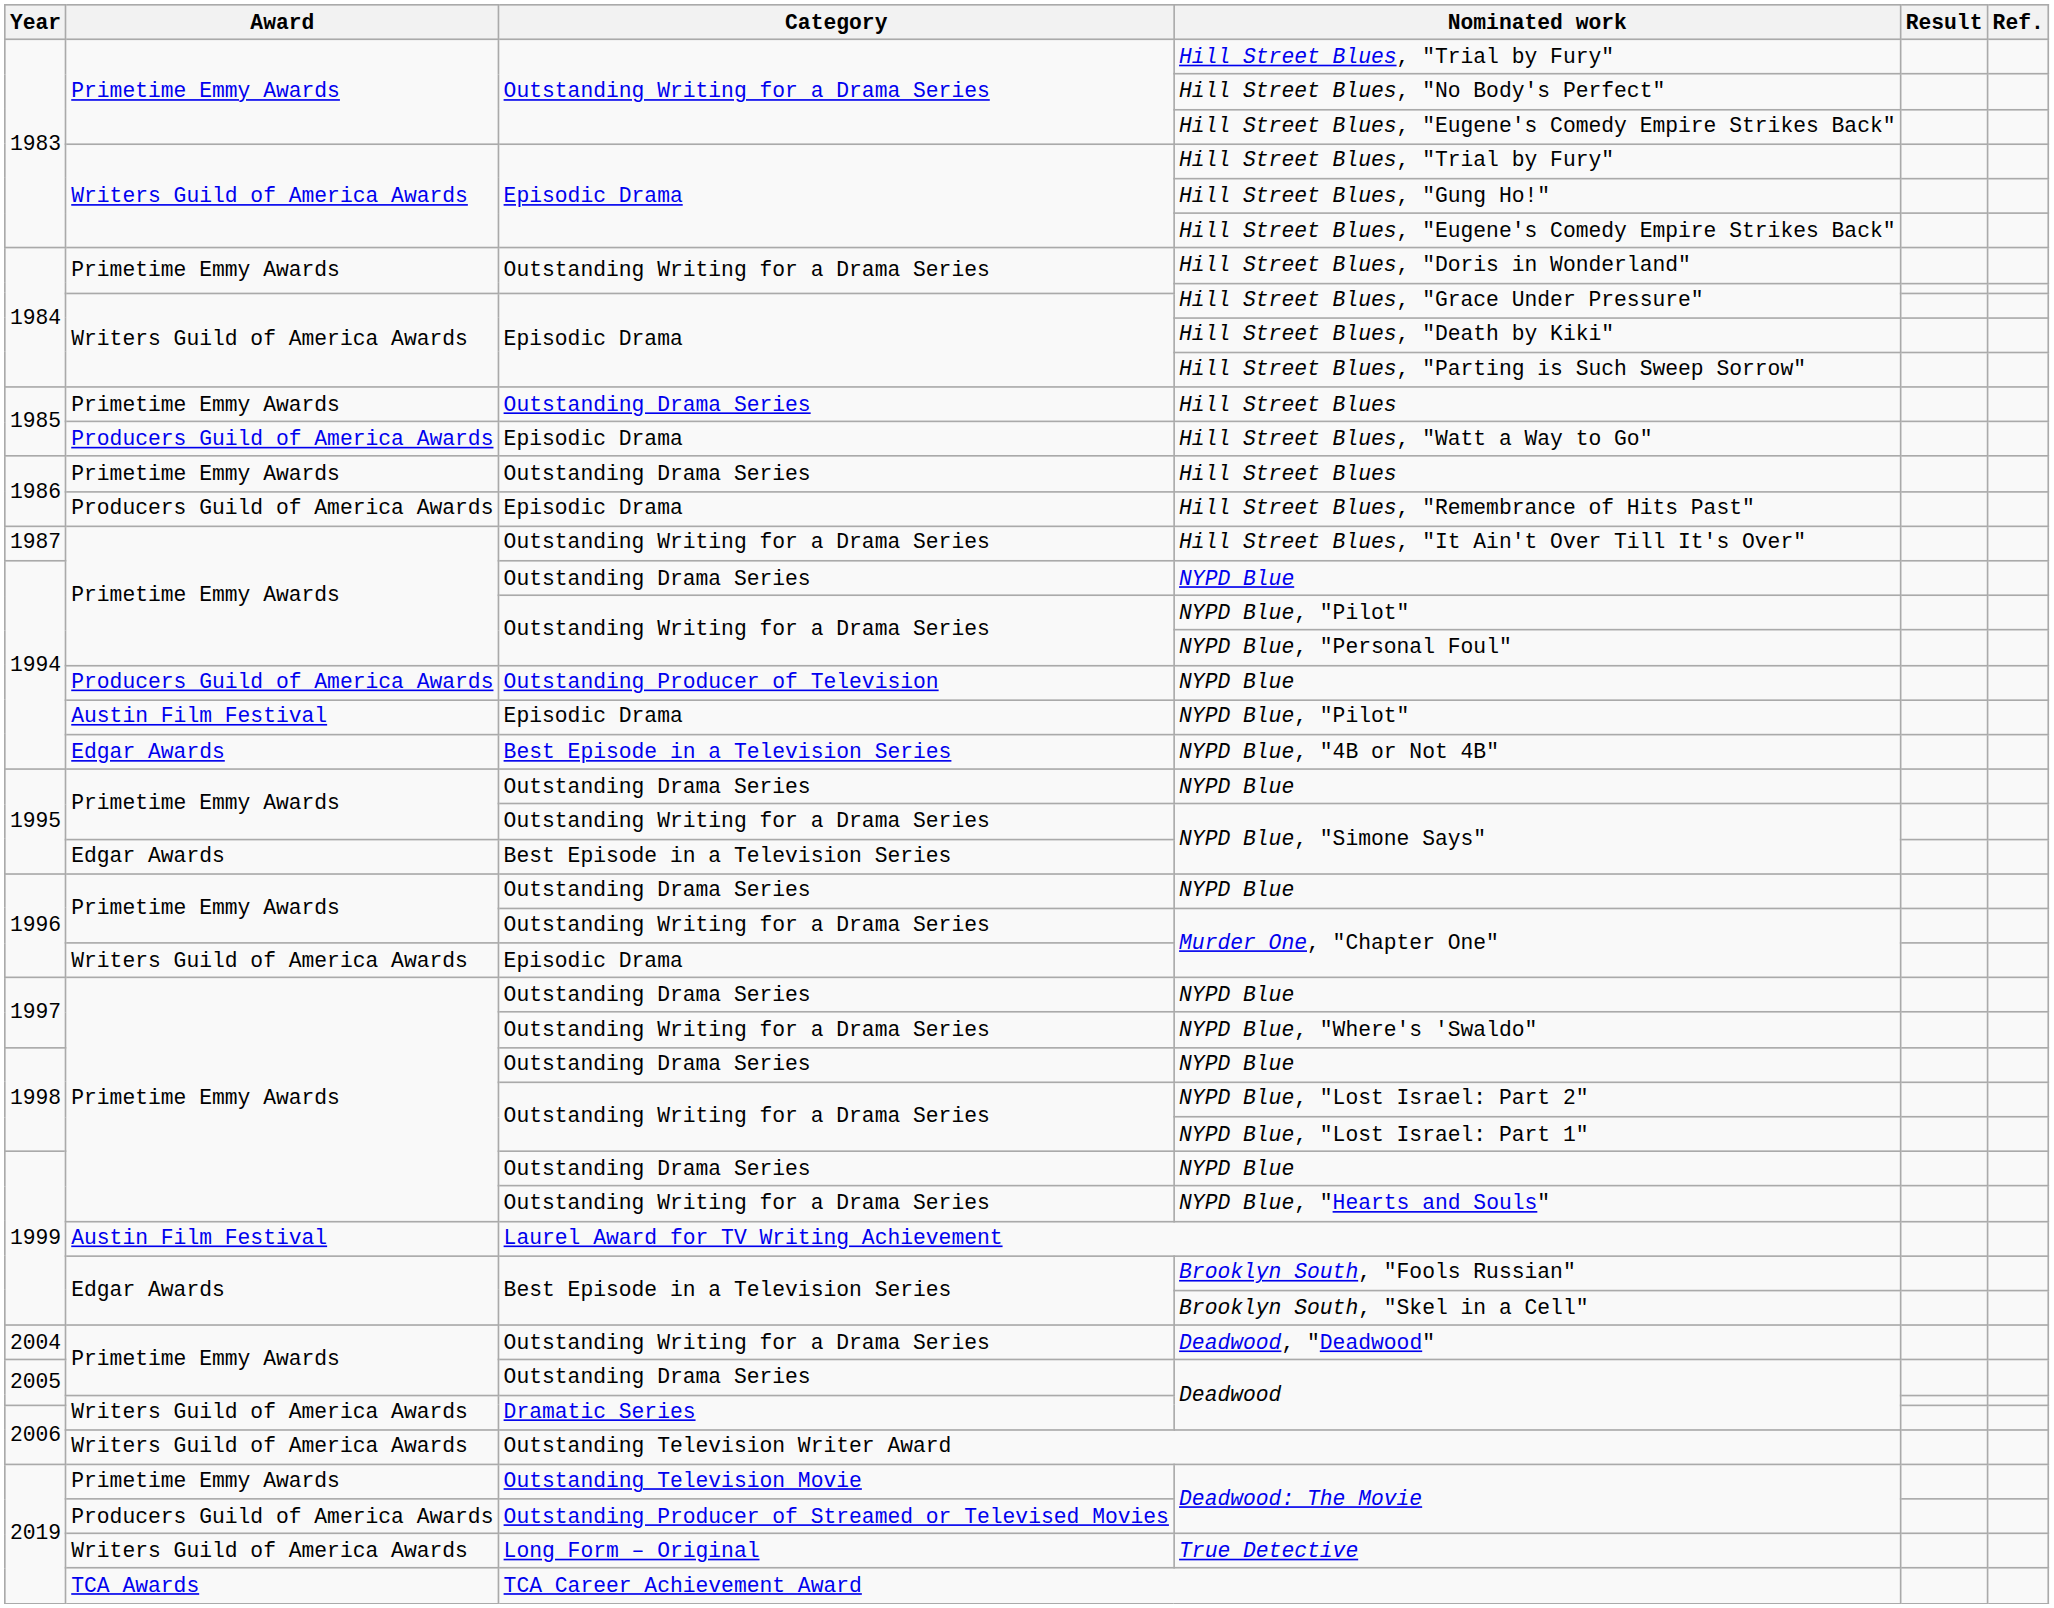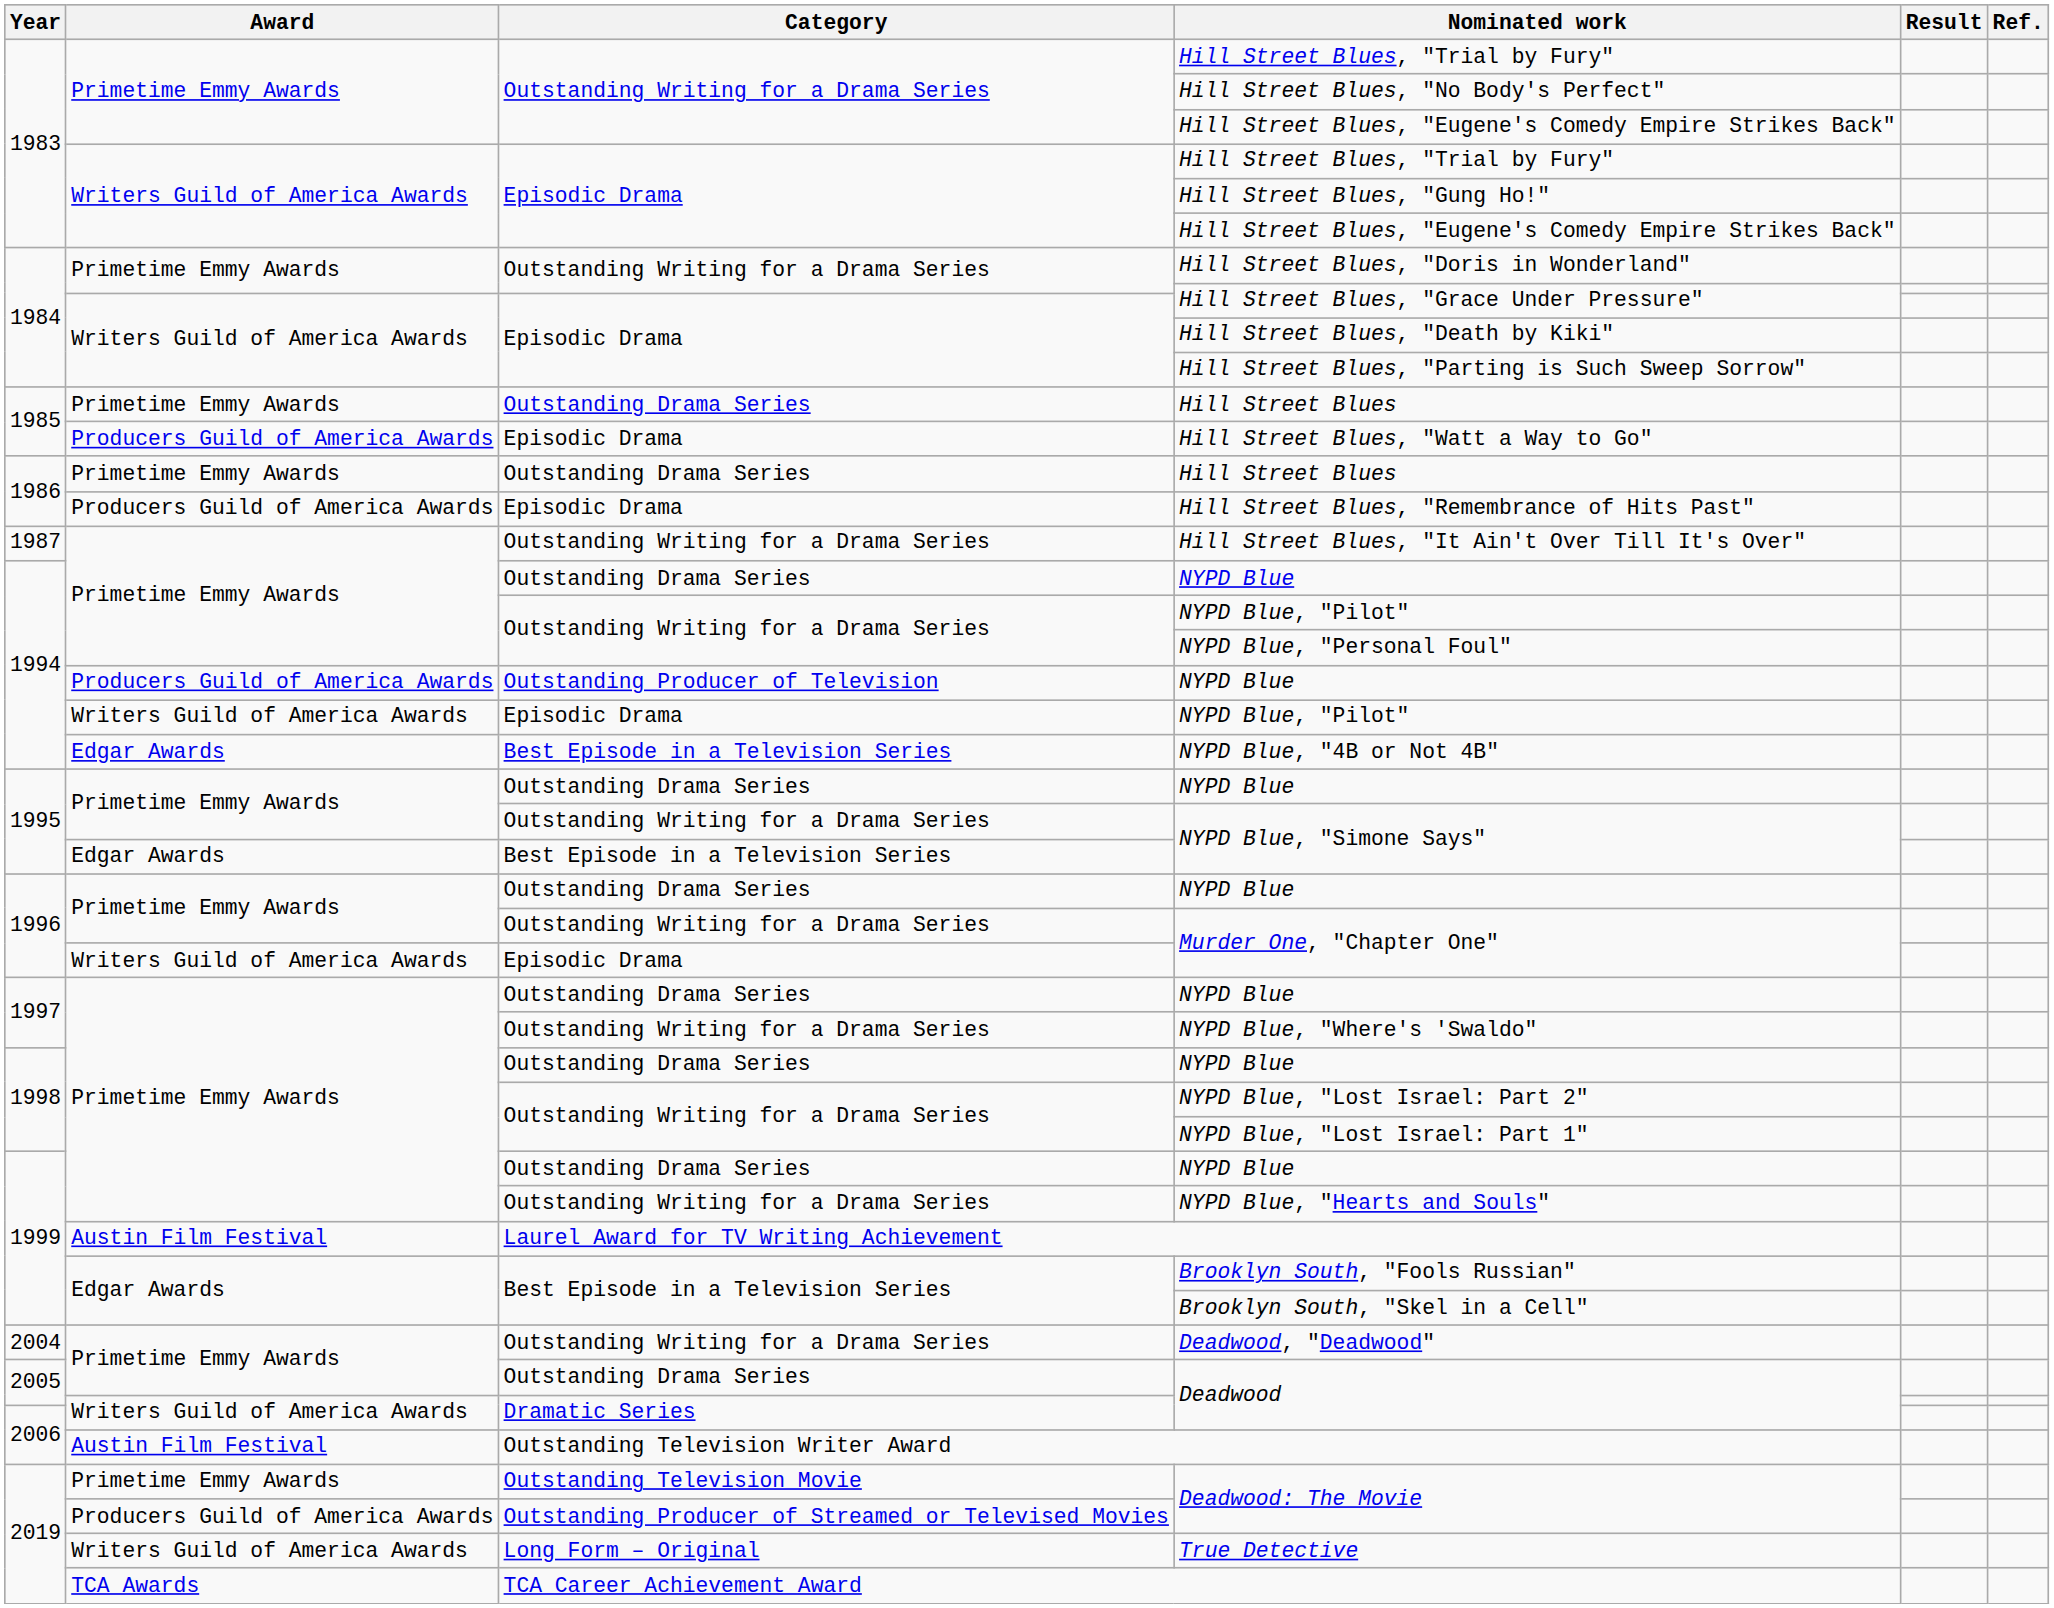(199, 717) Austin Film Festival -> (270, 717) Writers Guild of America Awards
(270, 1447) Writers Guild of America Awards -> (199, 1447) Austin Film Festival
